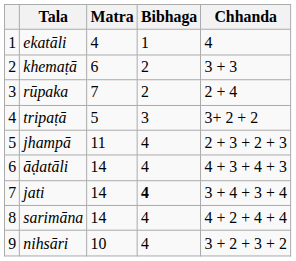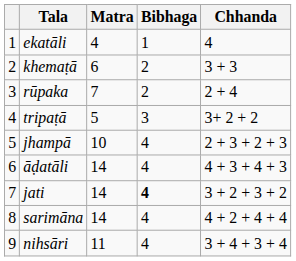(98, 142) 11 -> (98, 142) 10
(246, 192) 3 + 4 + 3 + 4 -> (246, 192) 3 + 2 + 3 + 2
(98, 243) 10 -> (98, 243) 11
(246, 243) 3 + 2 + 3 + 2 -> (246, 243) 3 + 4 + 3 + 4
